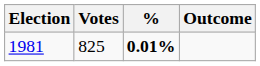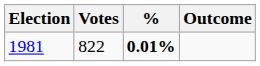(92, 46) 825 -> (92, 46) 822
